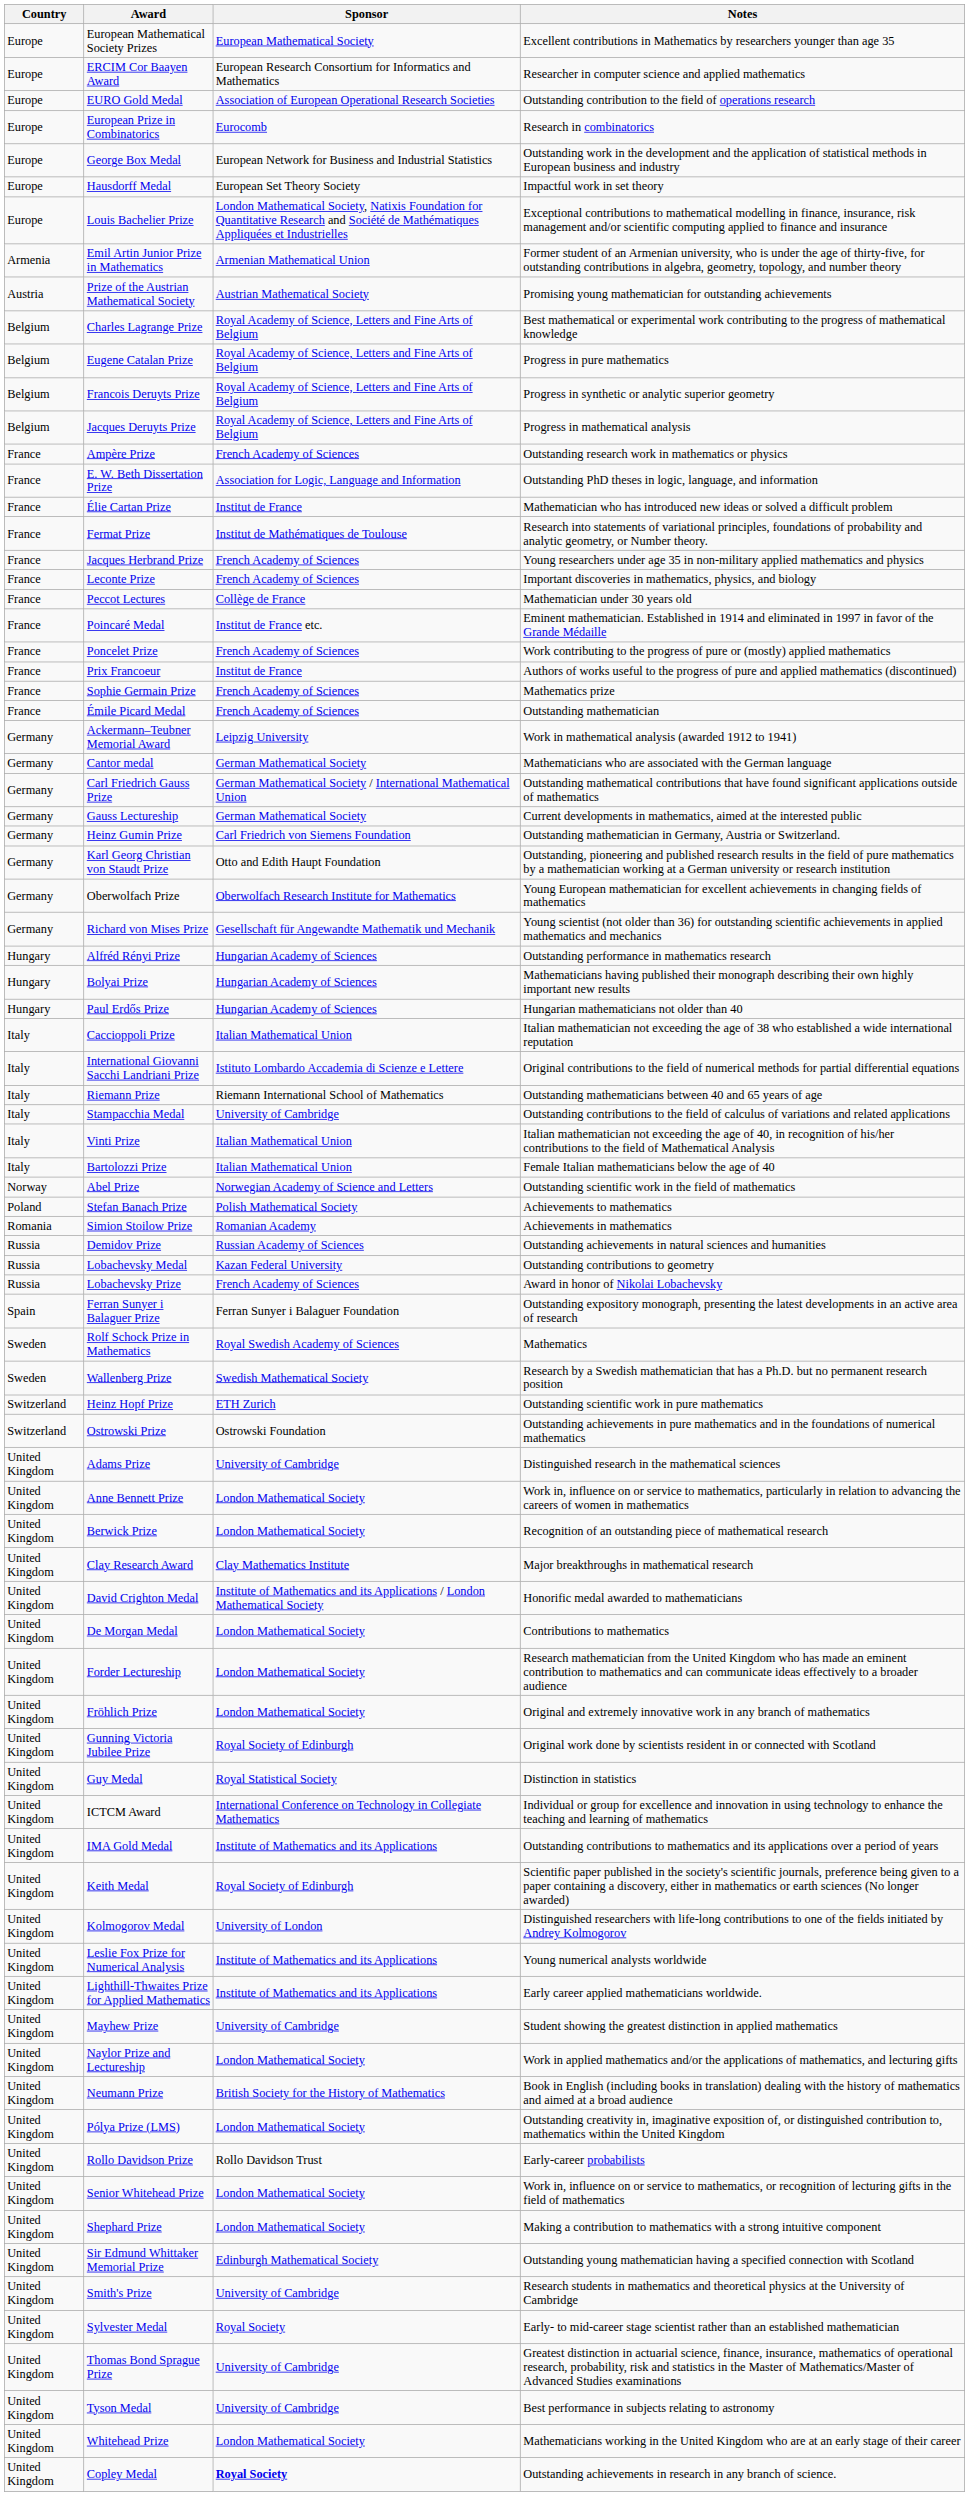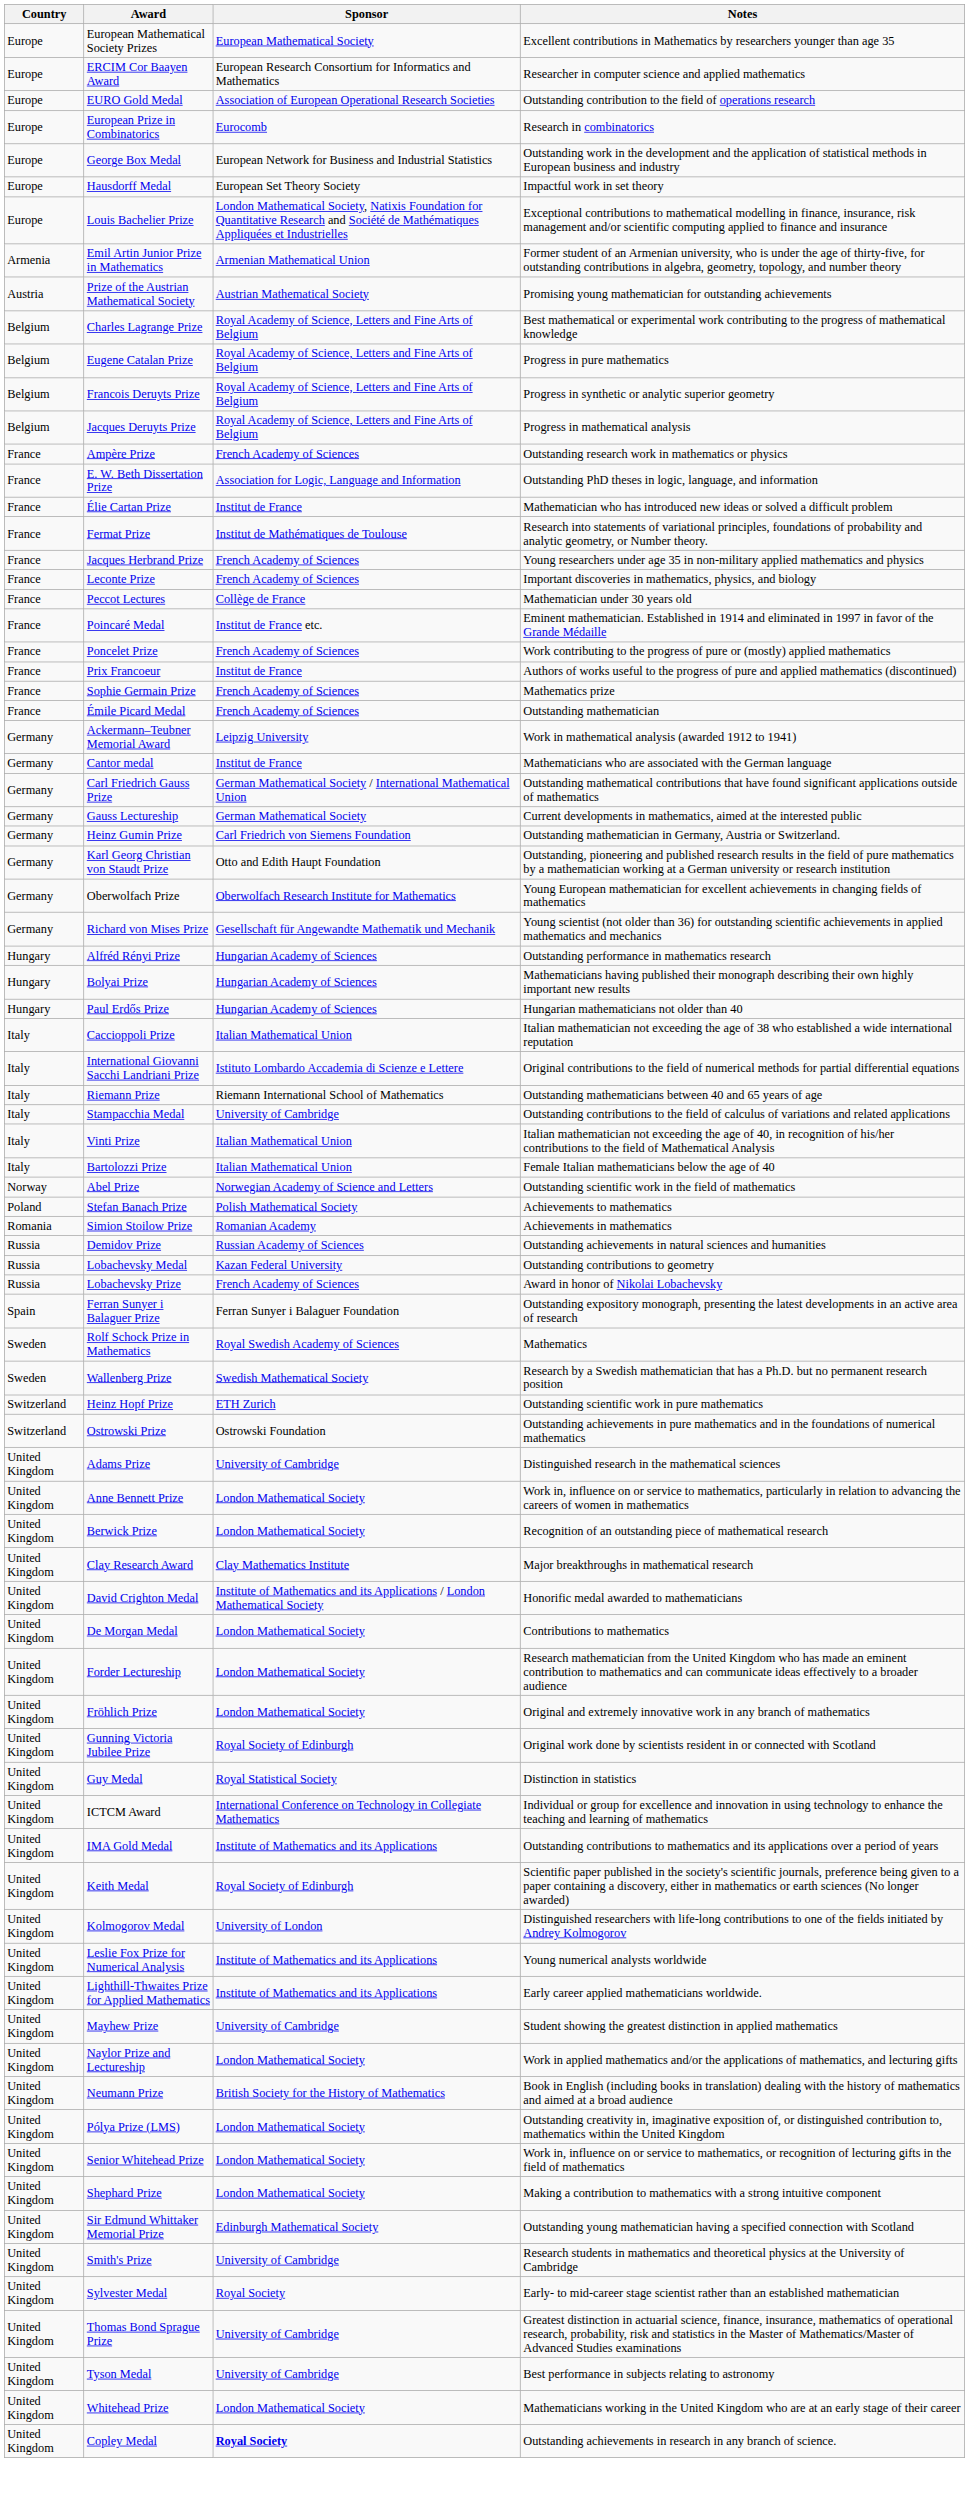(291, 763) German Mathematical Society -> (259, 763) Institut de France
- row: (140, 2160)
